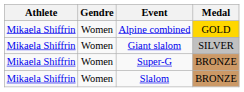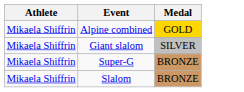- column: (97, 12)
